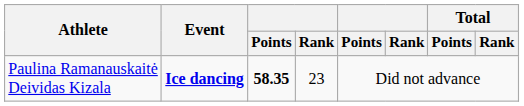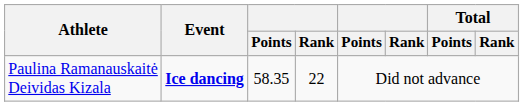(271, 78) bold -> (271, 78) normal
(316, 78) 23 -> (316, 78) 22
